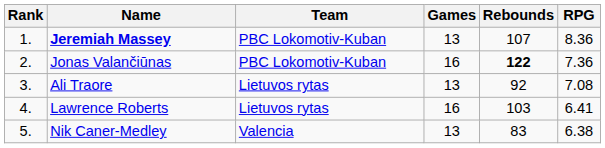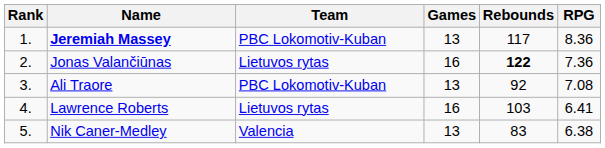(518, 39) 107 -> (518, 39) 117
(312, 62) PBC Lokomotiv-Kuban -> (284, 62) Lietuvos rytas
(284, 85) Lietuvos rytas -> (312, 85) PBC Lokomotiv-Kuban
